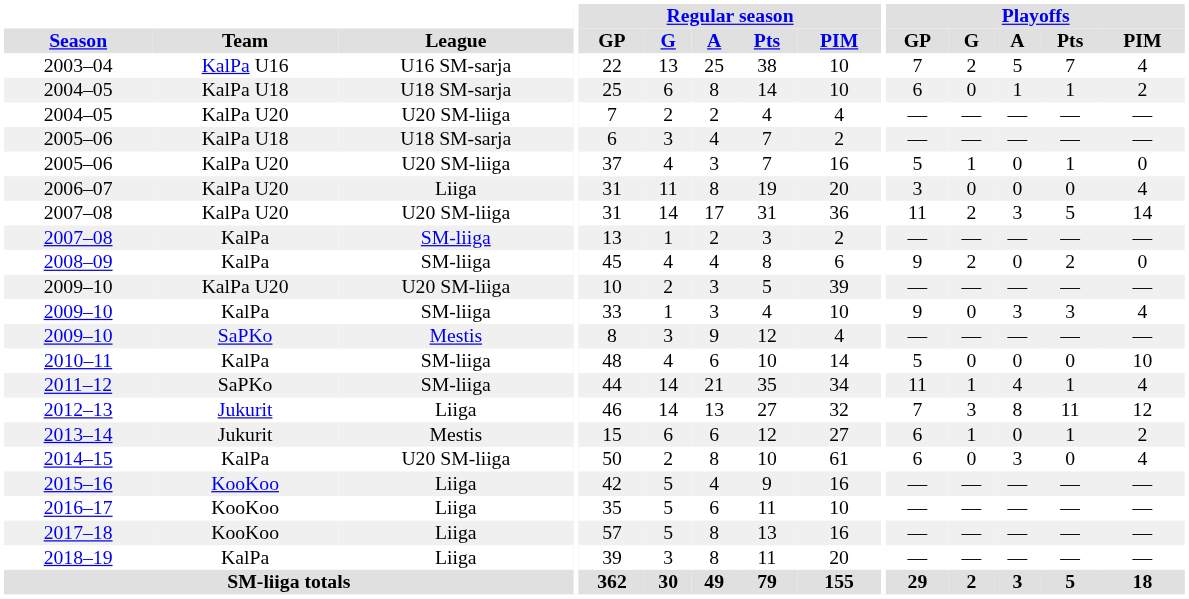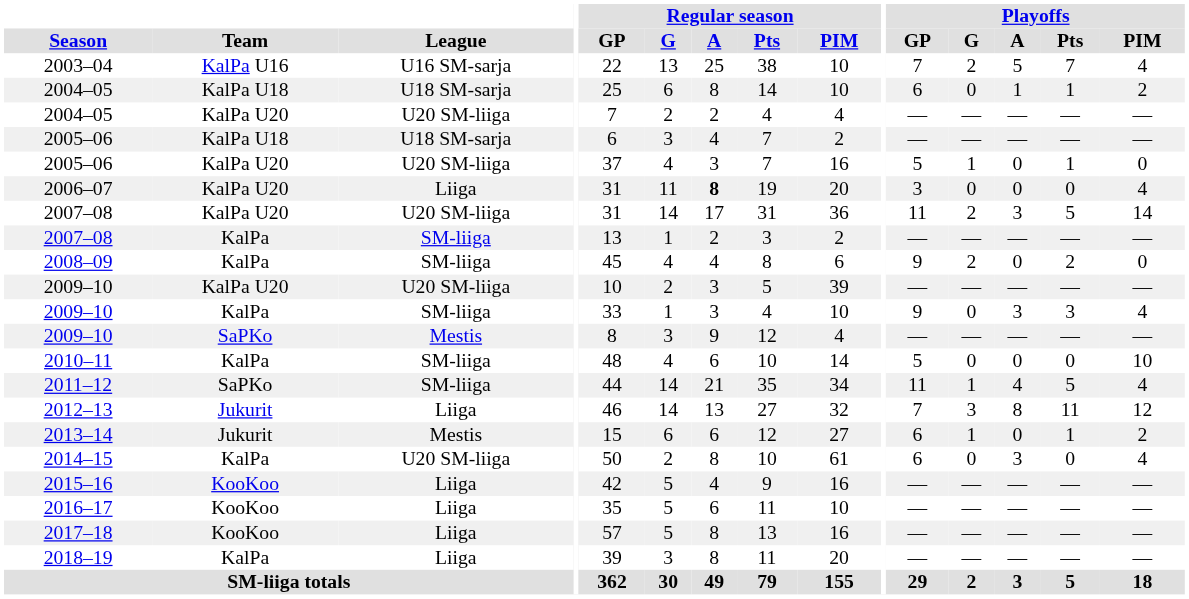(714, 188) normal -> (714, 188) bold
(1070, 385) 1 -> (1070, 385) 5
